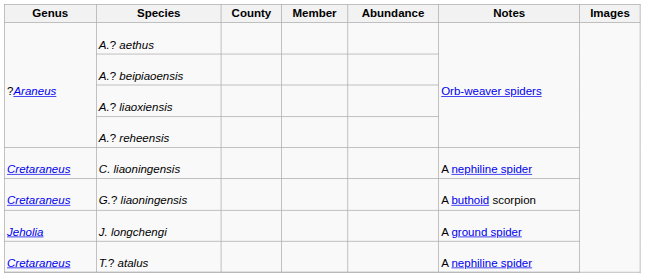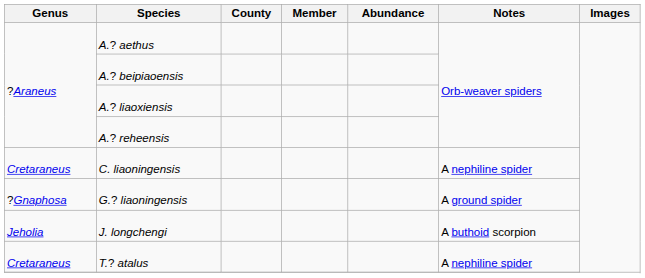(39, 201) Cretaraneus -> (37, 201) ?Gnaphosa
(489, 201) A buthoid scorpion -> (482, 201) A ground spider
(482, 232) A ground spider -> (489, 232) A buthoid scorpion
